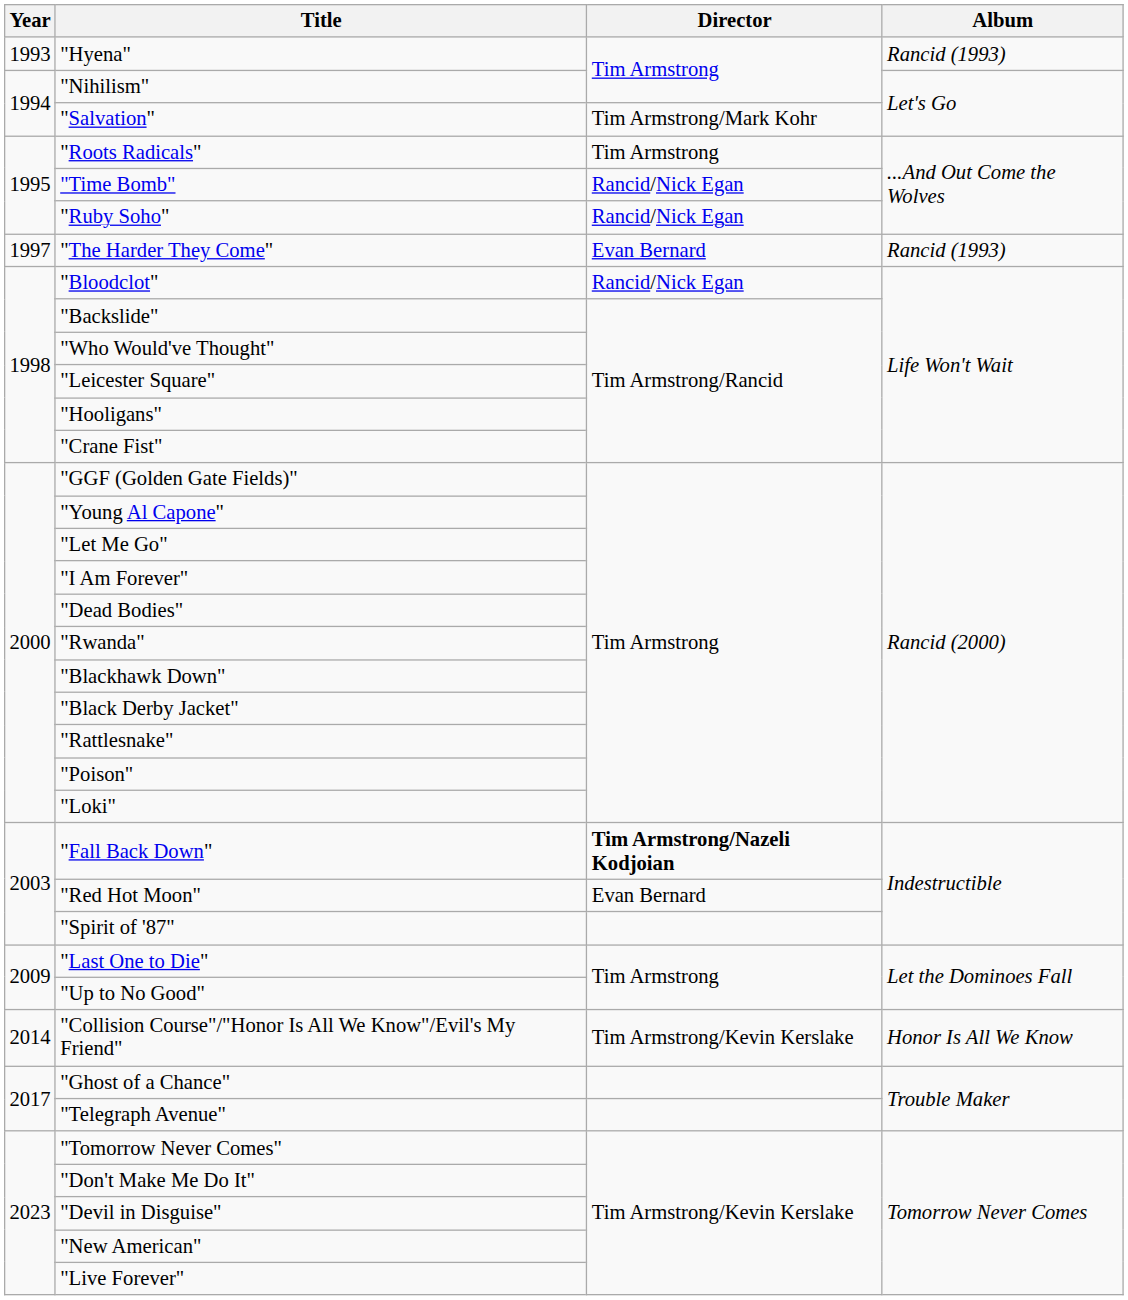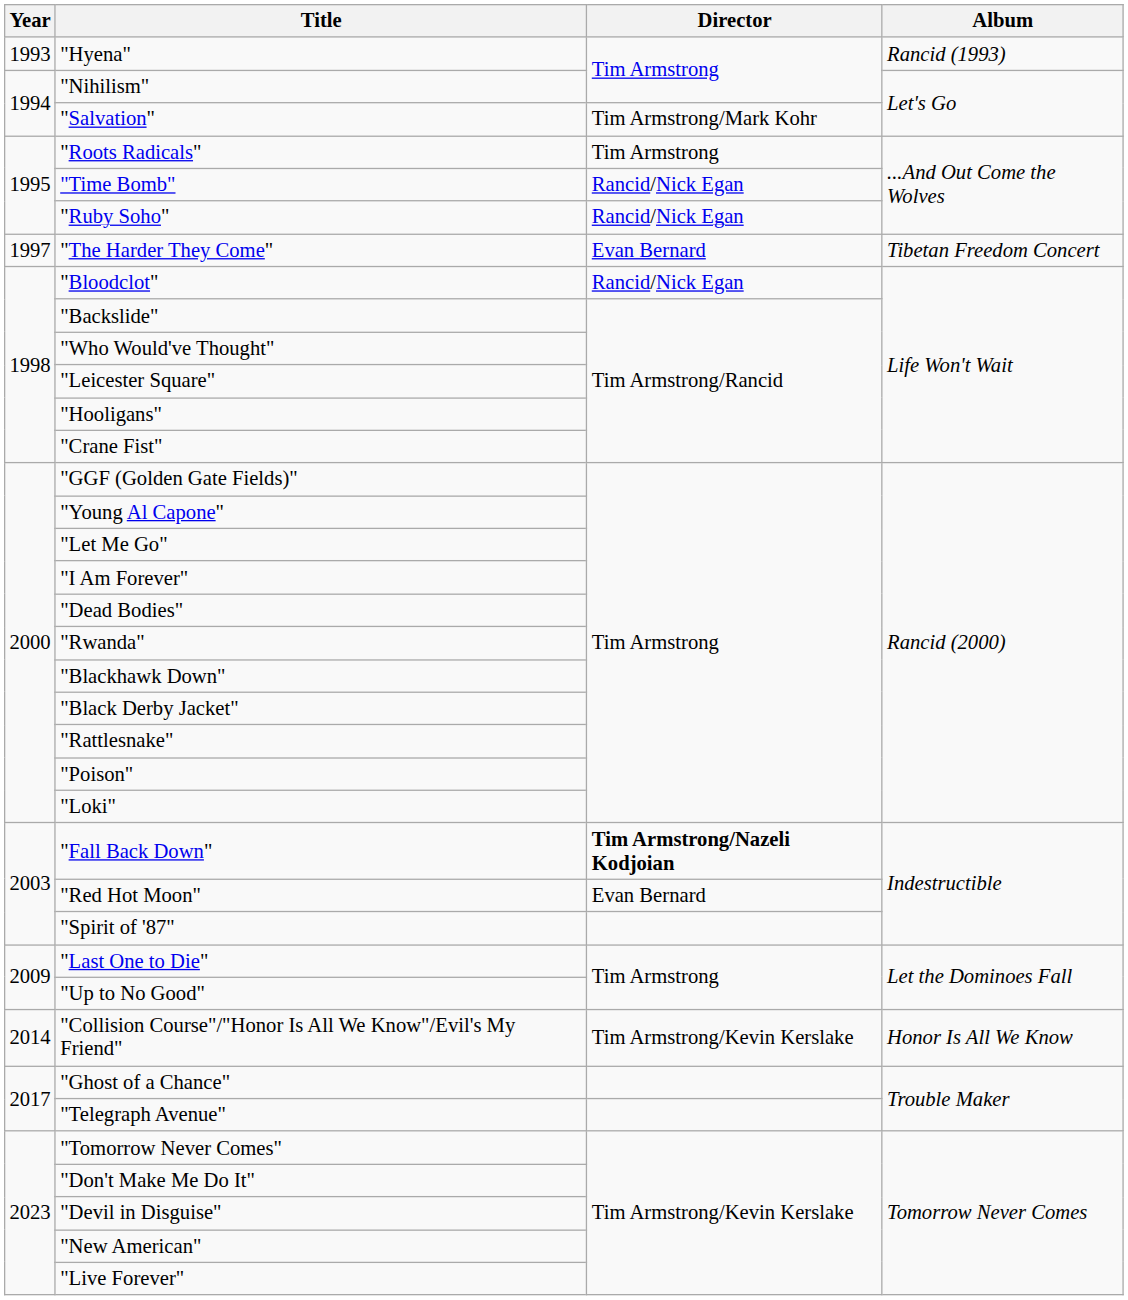(946, 250) Rancid (1993) -> (993, 250) Tibetan Freedom Concert
